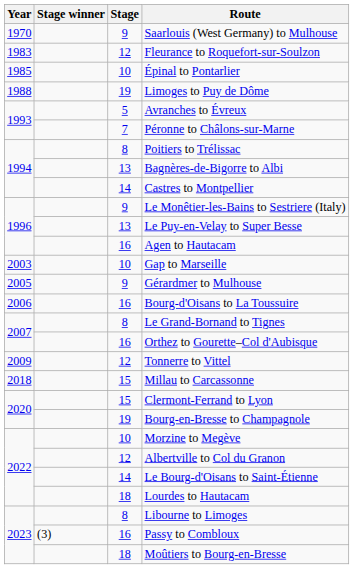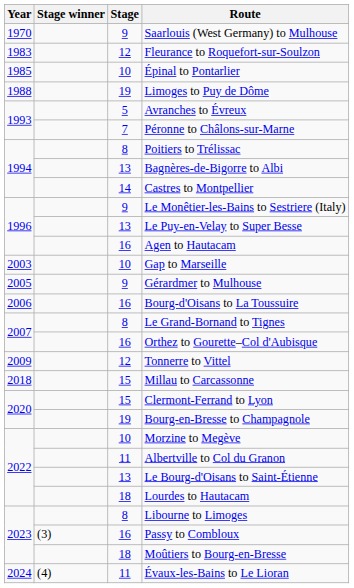(125, 457) 12 -> (125, 457) 11
(125, 476) 14 -> (125, 476) 13
+ row: (217, 573)
